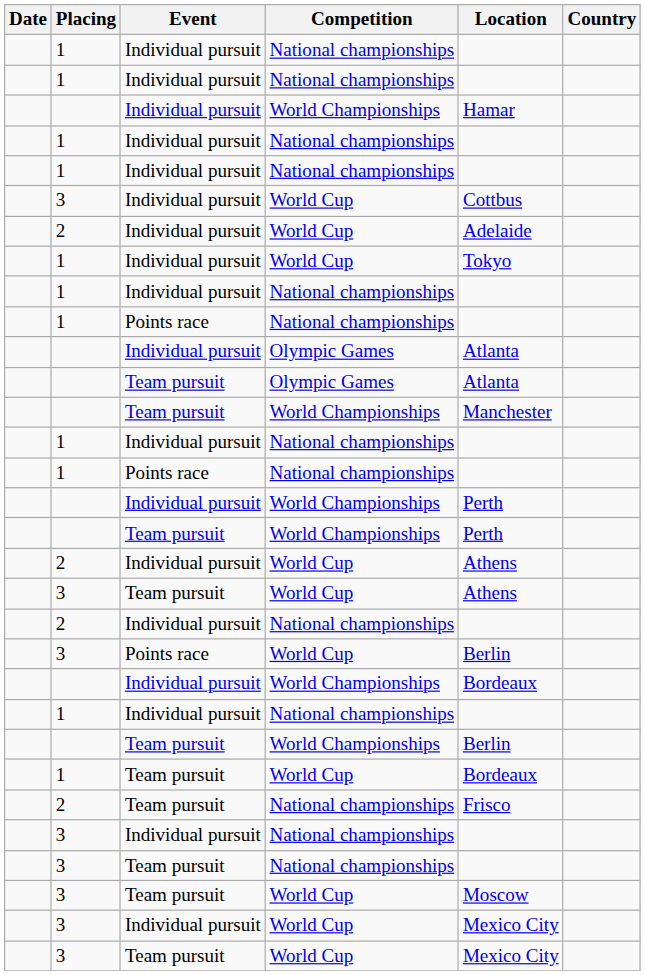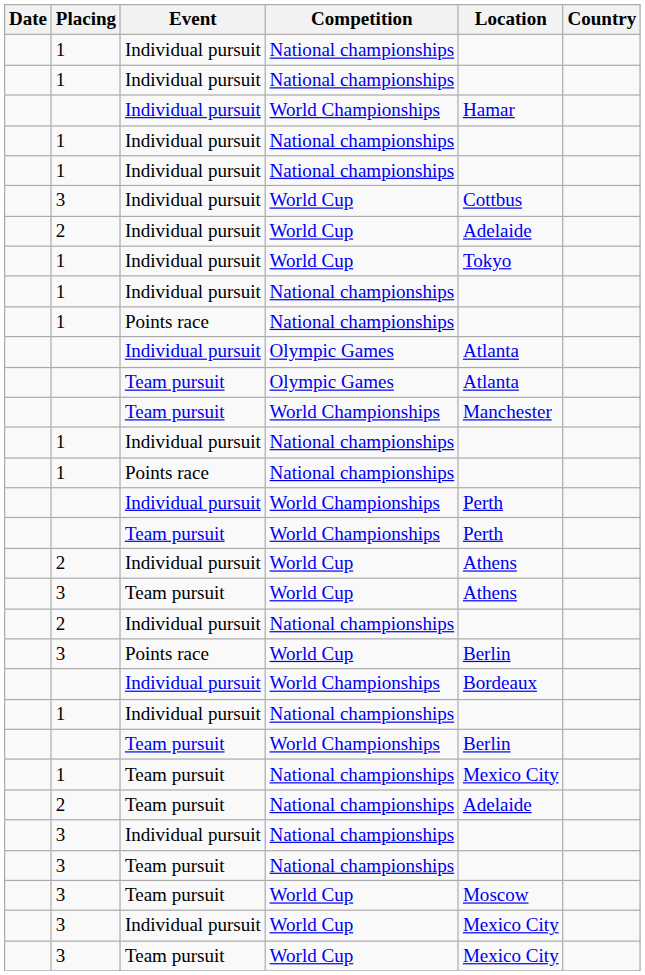(311, 774) World Cup -> (362, 774) National championships
(500, 774) Bordeaux -> (511, 774) Mexico City
(487, 804) Frisco -> (497, 804) Adelaide
